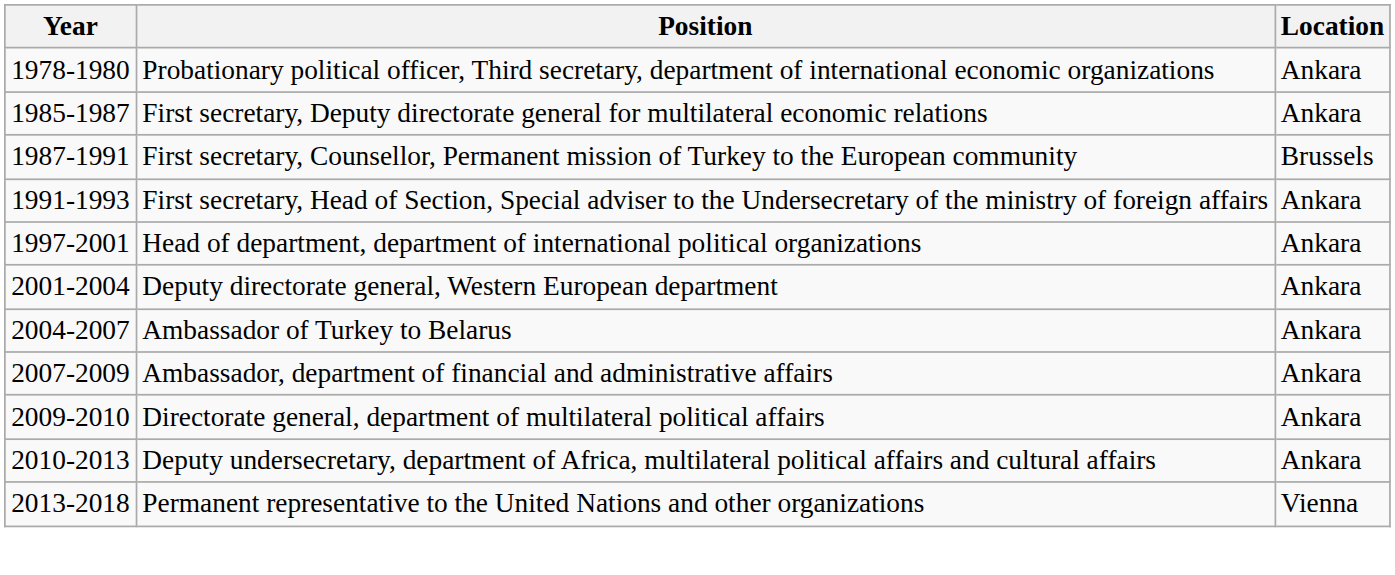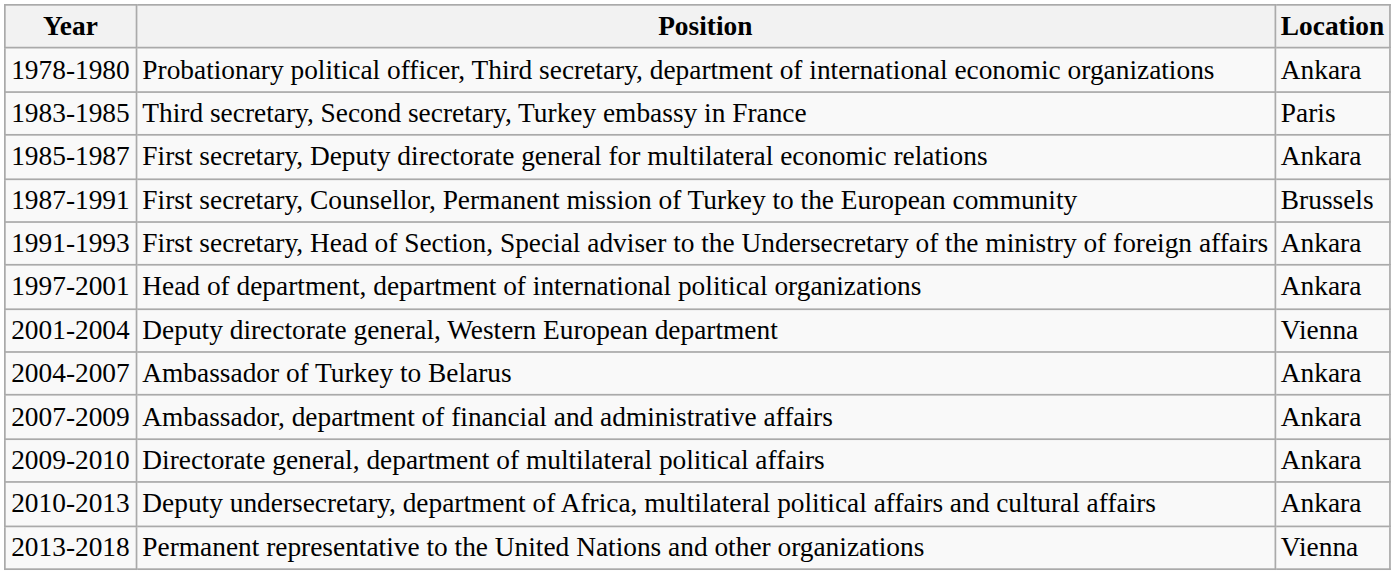+ row: (474, 112)
(1321, 286) Ankara -> (1320, 329) Vienna
